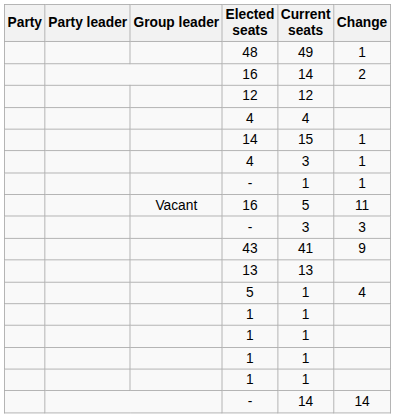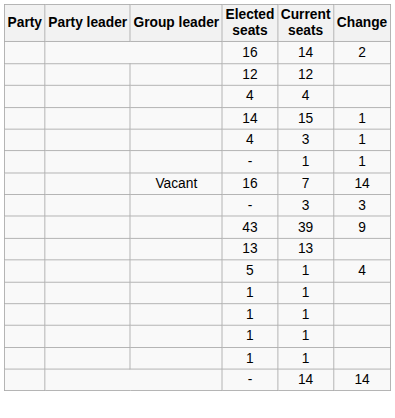- row: (176, 53)
(306, 205) 5 -> (306, 183) 7
(362, 205) 11 -> (362, 183) 14
(306, 249) 41 -> (306, 227) 39
